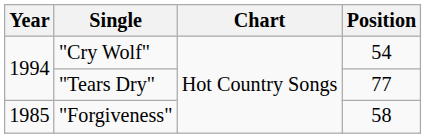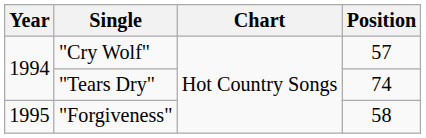(381, 52) 54 -> (381, 52) 57
(381, 84) 77 -> (381, 84) 74
(29, 116) 1985 -> (29, 116) 1995
